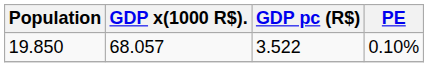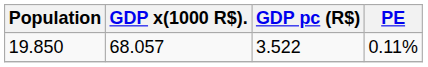(394, 47) 0.10% -> (393, 47) 0.11%
